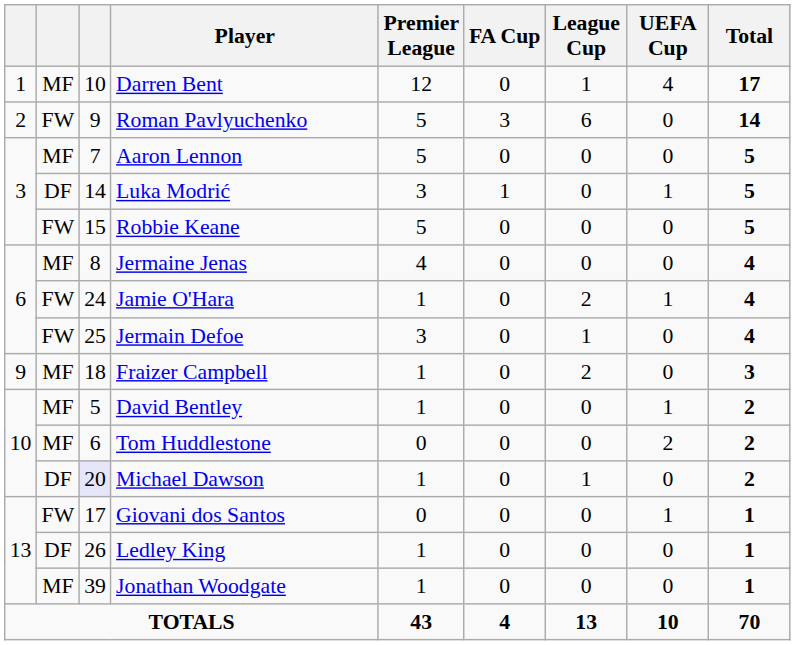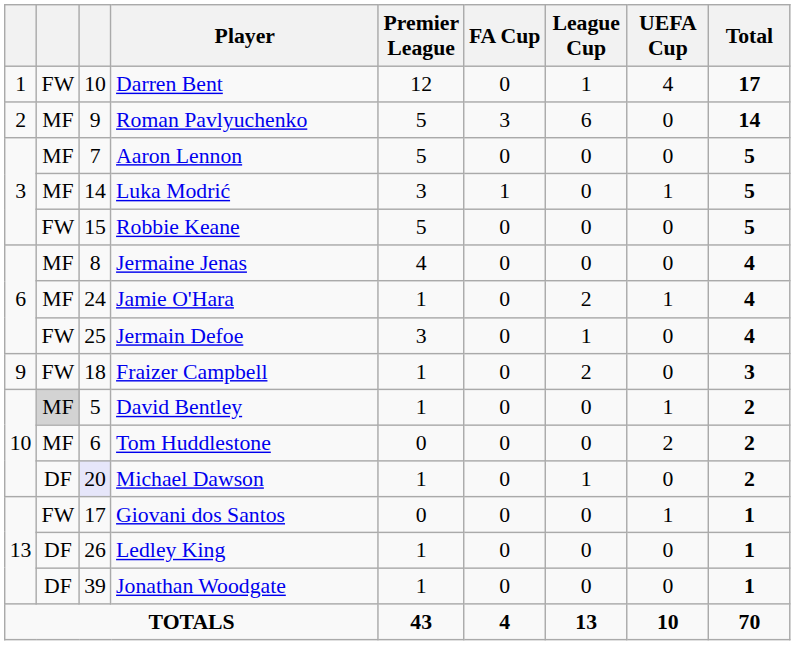(58, 84) MF -> (58, 84) FW
(58, 120) FW -> (58, 120) MF
(58, 191) DF -> (58, 191) MF
(58, 299) FW -> (58, 299) MF
(58, 370) MF -> (58, 370) FW
(58, 406) no background -> (58, 406) lightgrey background
(58, 585) MF -> (58, 585) DF
